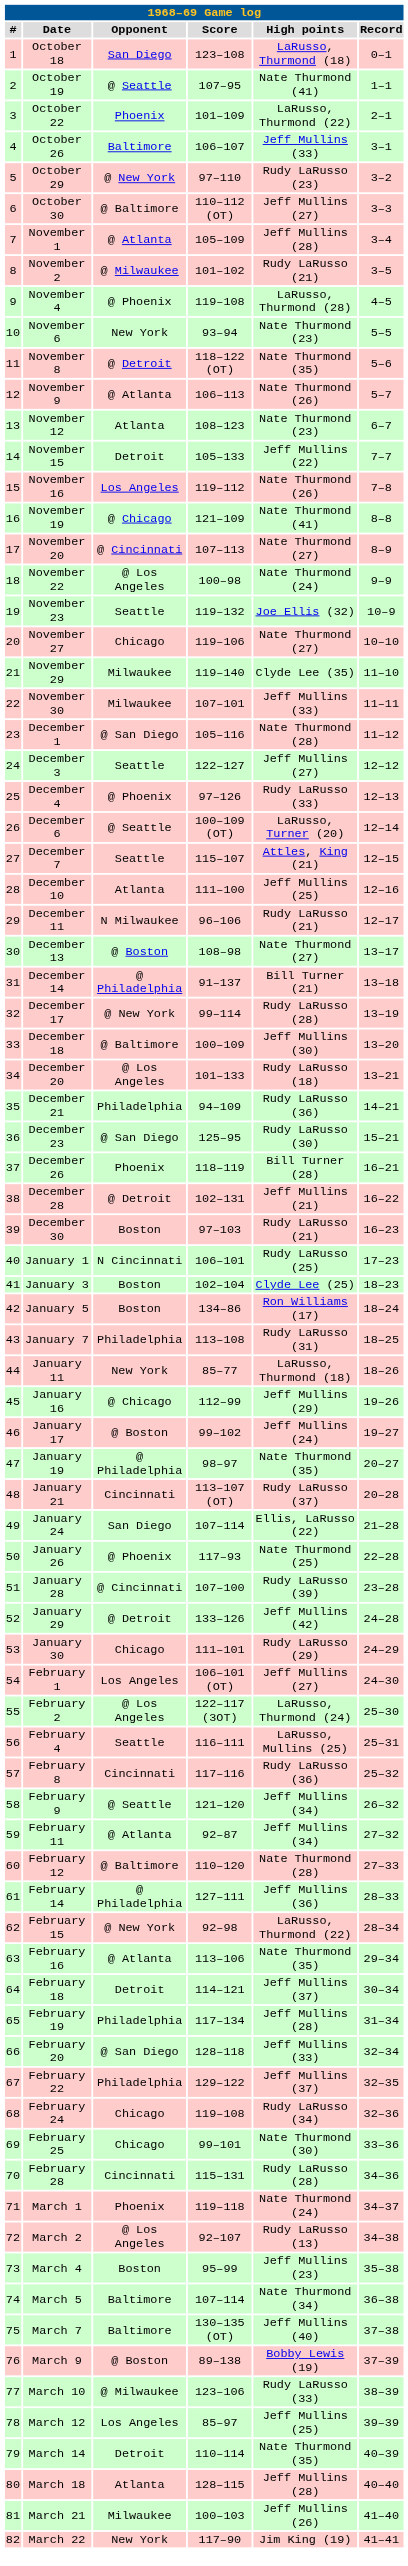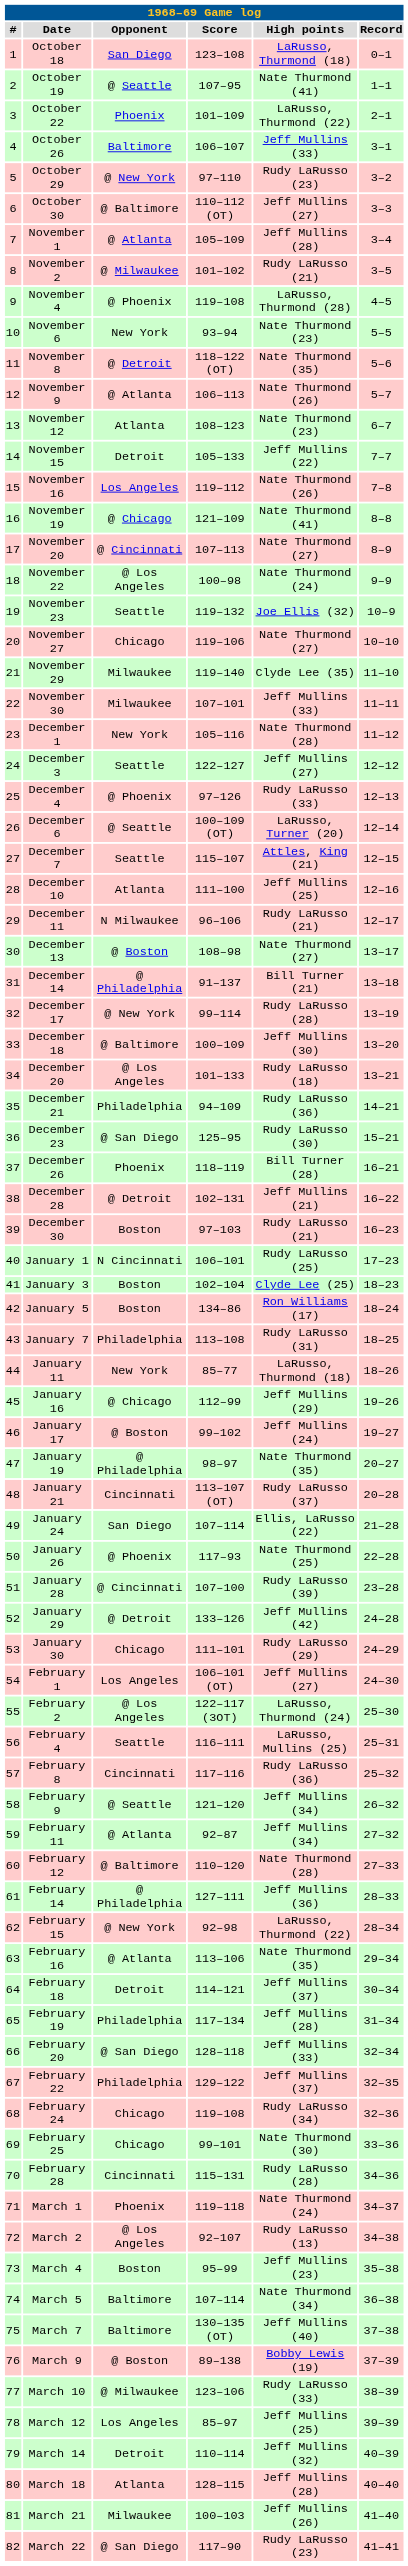(140, 734) @ San Diego -> (140, 734) New York
(305, 2453) Nate Thurmond (35) -> (305, 2453) Jeff Mullins (32)
(140, 2539) New York -> (140, 2546) @ San Diego
(305, 2539) Jim King (19) -> (305, 2546) Rudy LaRusso (23)
